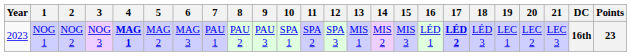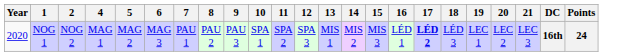- column: (99, 12)
(17, 36) 2023 -> (17, 36) 2020
(128, 36) bold -> (100, 36) normal
(610, 36) 23 -> (581, 36) 24
